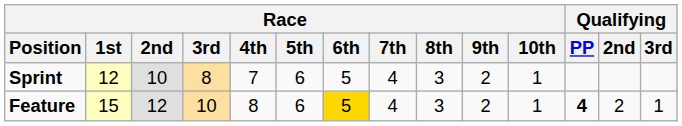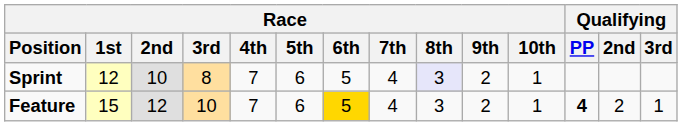(439, 77) no background -> (439, 77) lavender background
(253, 106) 8 -> (253, 106) 7
